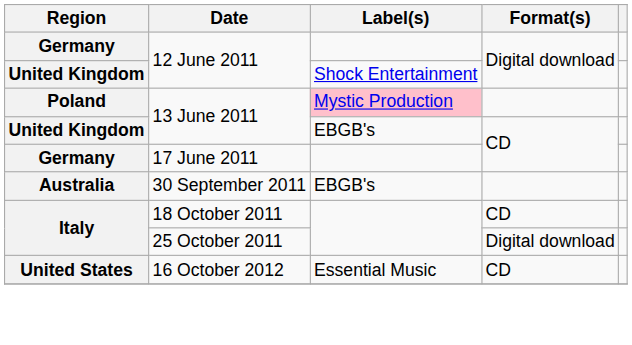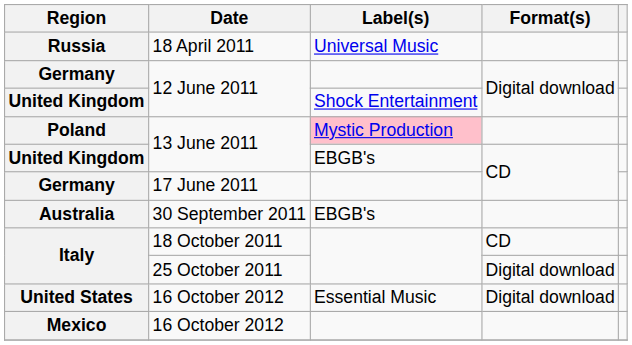+ row: (77, 46)
(498, 269) CD -> (550, 297) Digital download
+ row: (77, 325)
